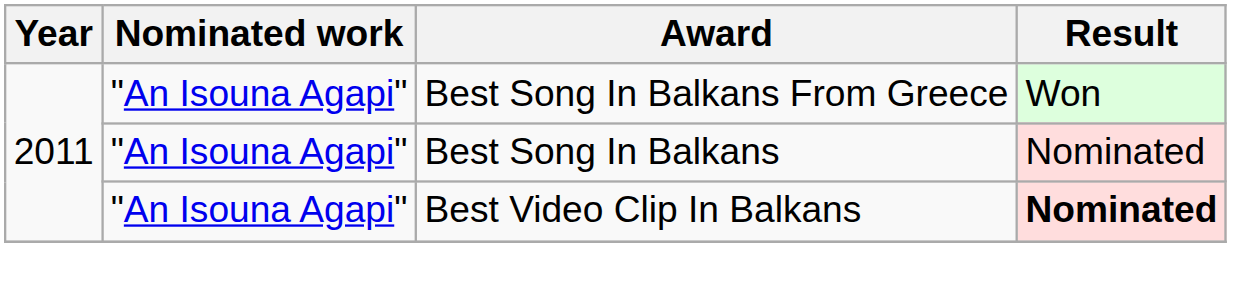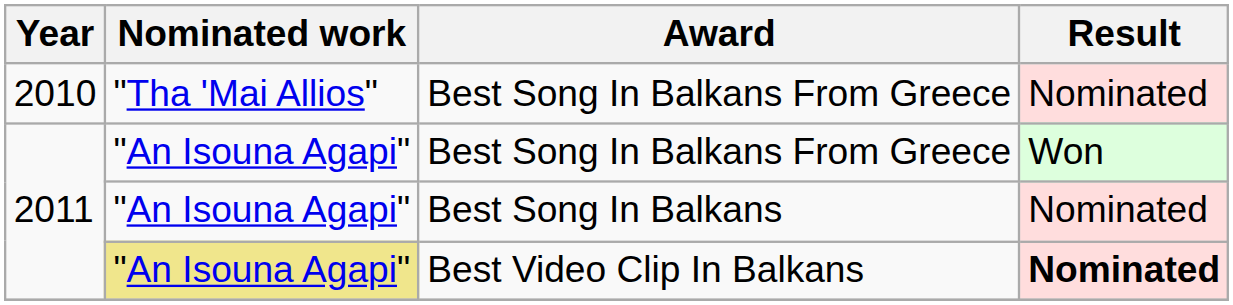+ row: (55, 92)
(259, 210) no background -> (262, 269) khaki background
